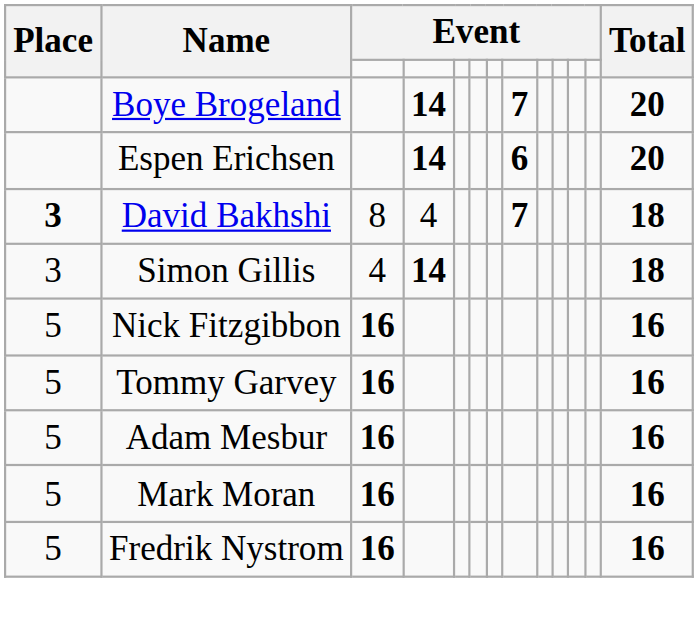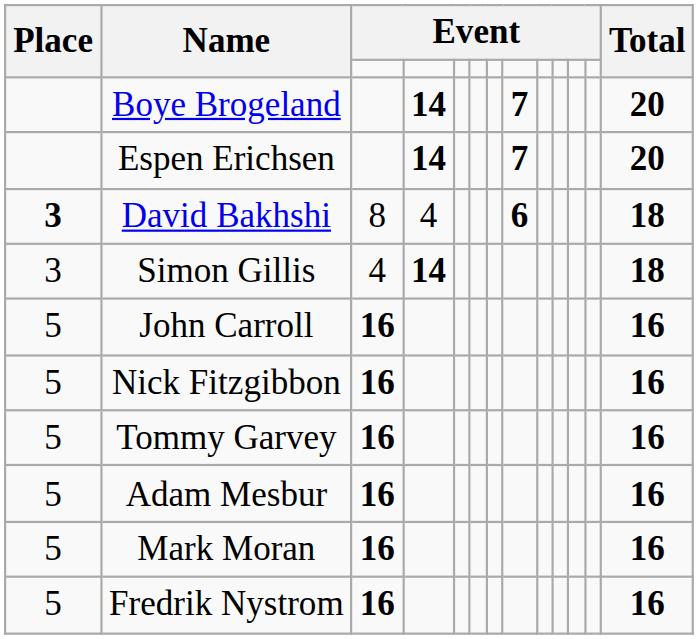(519, 159) 6 -> (519, 159) 7
(519, 215) 7 -> (519, 215) 6
+ row: (226, 326)
